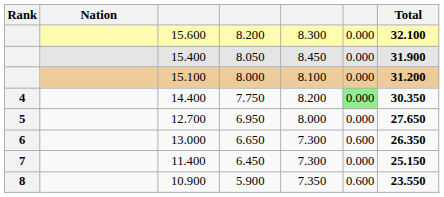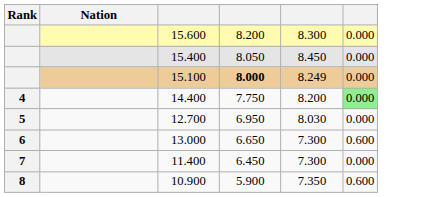- column: (408, 14)
(250, 77) normal -> (250, 77) bold
(312, 77) 8.100 -> (312, 77) 8.249
(312, 118) 8.000 -> (312, 118) 8.030
